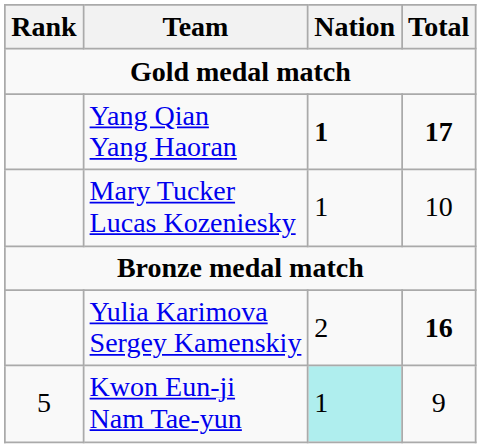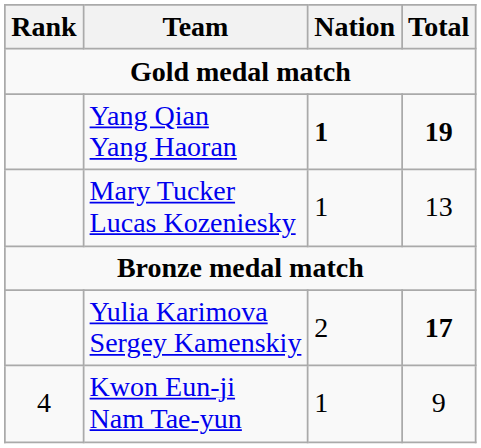(439, 131) 17 -> (439, 131) 19
(439, 207) 10 -> (439, 207) 13
(439, 327) 16 -> (439, 327) 17
(44, 403) 5 -> (44, 403) 4
(321, 403) paleturquoise background -> (321, 403) no background
